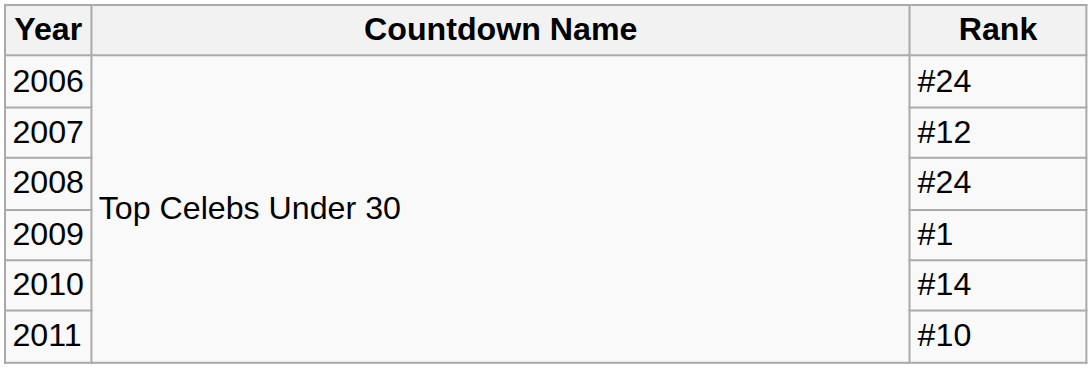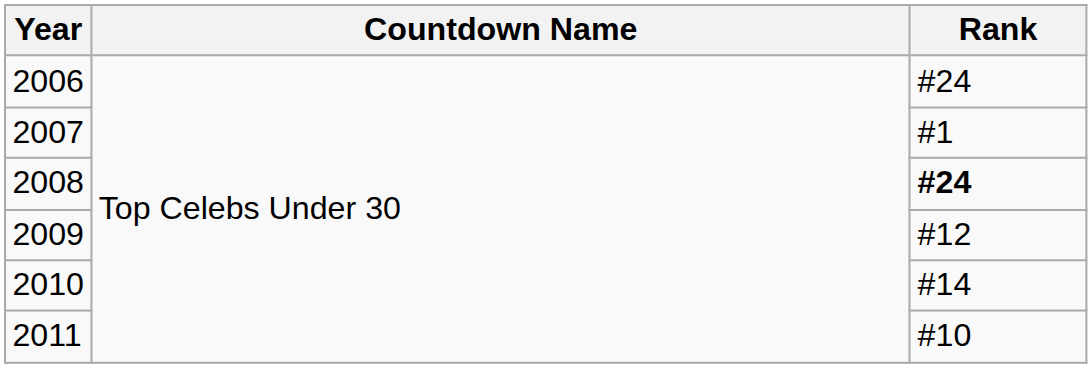(944, 132) #12 -> (935, 132) #1
(944, 183) normal -> (944, 183) bold
(935, 234) #1 -> (944, 234) #12
